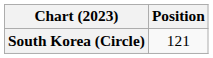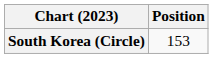(178, 41) 121 -> (178, 41) 153
